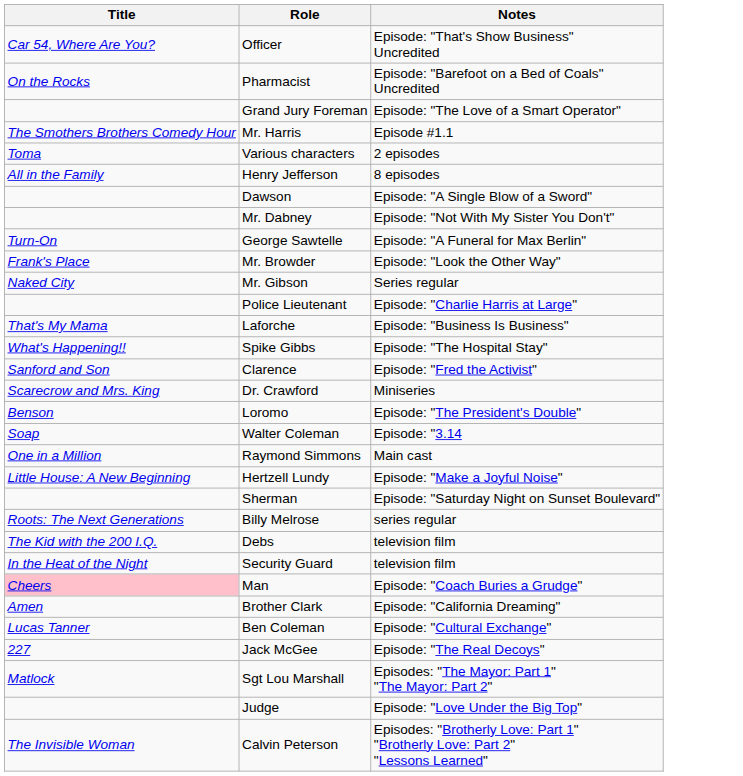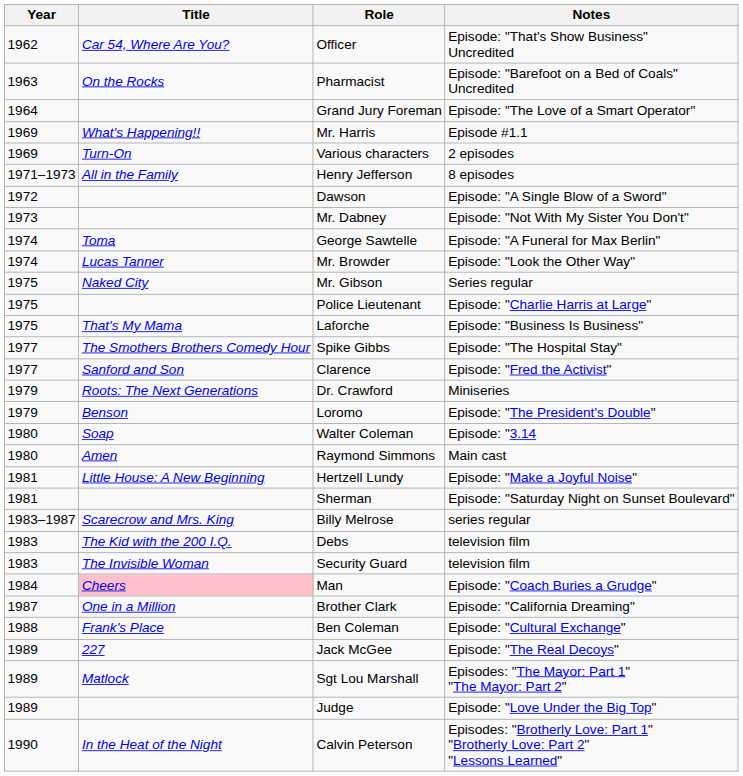+ column: (42, 15)
(122, 132) The Smothers Brothers Comedy Hour -> (141, 132) What's Happening!!
(24, 153) Toma -> (107, 153) Turn-On
(32, 240) Turn-On -> (99, 240) Toma
(49, 261) Frank's Place -> (123, 261) Lucas Tanner
(67, 347) What's Happening!! -> (196, 347) The Smothers Brothers Comedy Hour
(84, 390) Scarecrow and Mrs. King -> (170, 390) Roots: The Next Generations
(54, 455) One in a Million -> (100, 455) Amen
(96, 520) Roots: The Next Generations -> (158, 520) Scarecrow and Mrs. King
(77, 563) In the Heat of the Night -> (145, 563) The Invisible Woman
(25, 606) Amen -> (129, 606) One in a Million
(49, 628) Lucas Tanner -> (123, 628) Frank's Place
(71, 745) The Invisible Woman -> (152, 745) In the Heat of the Night
